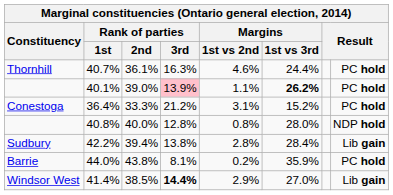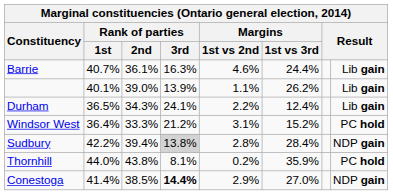(29, 69) Thornhill -> (23, 69) Barrie
(363, 69) PC hold -> (363, 69) Lib gain
(180, 87) pink background -> (180, 87) no background
(302, 87) bold -> (302, 87) normal
(363, 87) PC hold -> (363, 87) Lib gain
+ row: (103, 106)
(35, 106) Conestoga -> (43, 124) Windsor West
- row: (103, 124)
(180, 143) no background -> (180, 143) lightgrey background
(364, 143) Lib gain -> (359, 143) NDP gain
(23, 161) Barrie -> (29, 161) Thornhill
(43, 180) Windsor West -> (35, 180) Conestoga
(364, 180) Lib gain -> (359, 180) NDP gain
